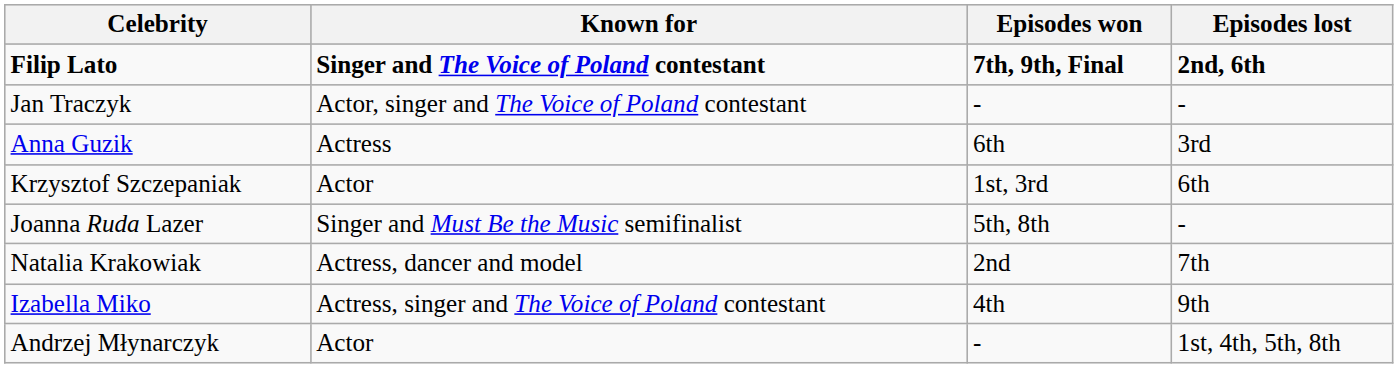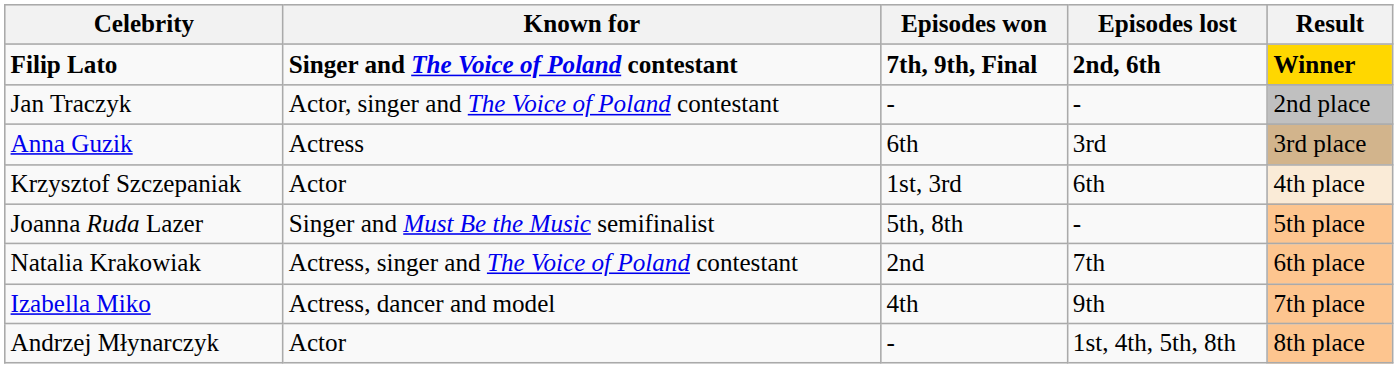+ column: (1330, 24)
(449, 263) Actress, dancer and model -> (543, 263) Actress, singer and The Voice of Poland contestant
(571, 303) Actress, singer and The Voice of Poland contestant -> (422, 303) Actress, dancer and model
